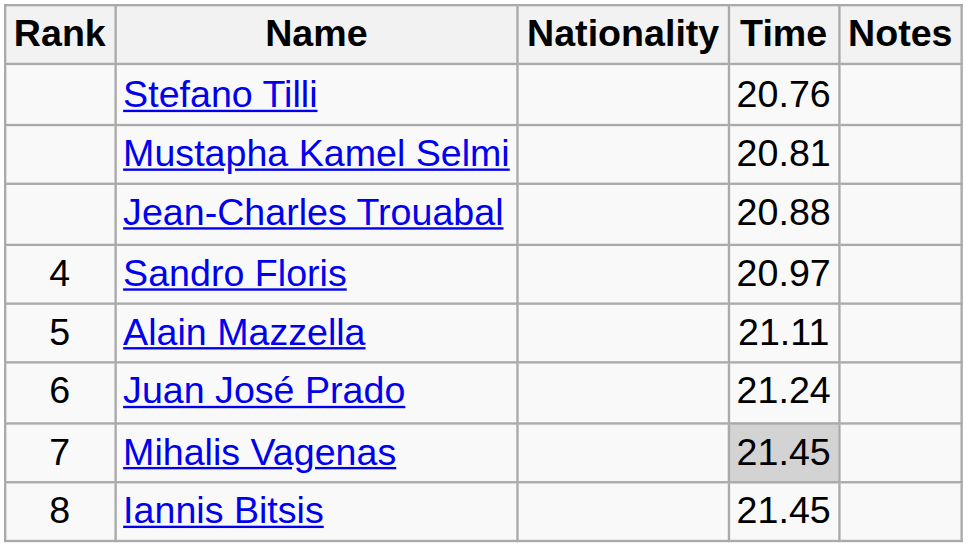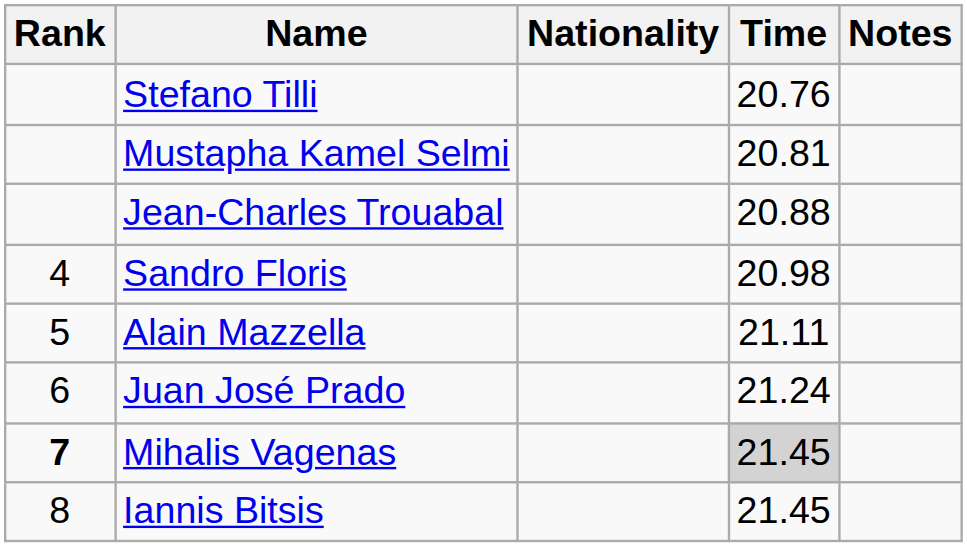(784, 272) 20.97 -> (784, 272) 20.98
(60, 451) normal -> (60, 451) bold
